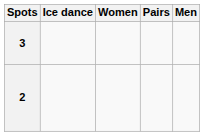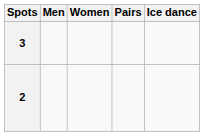columns swapped: (186, 13) <-> (68, 13)
